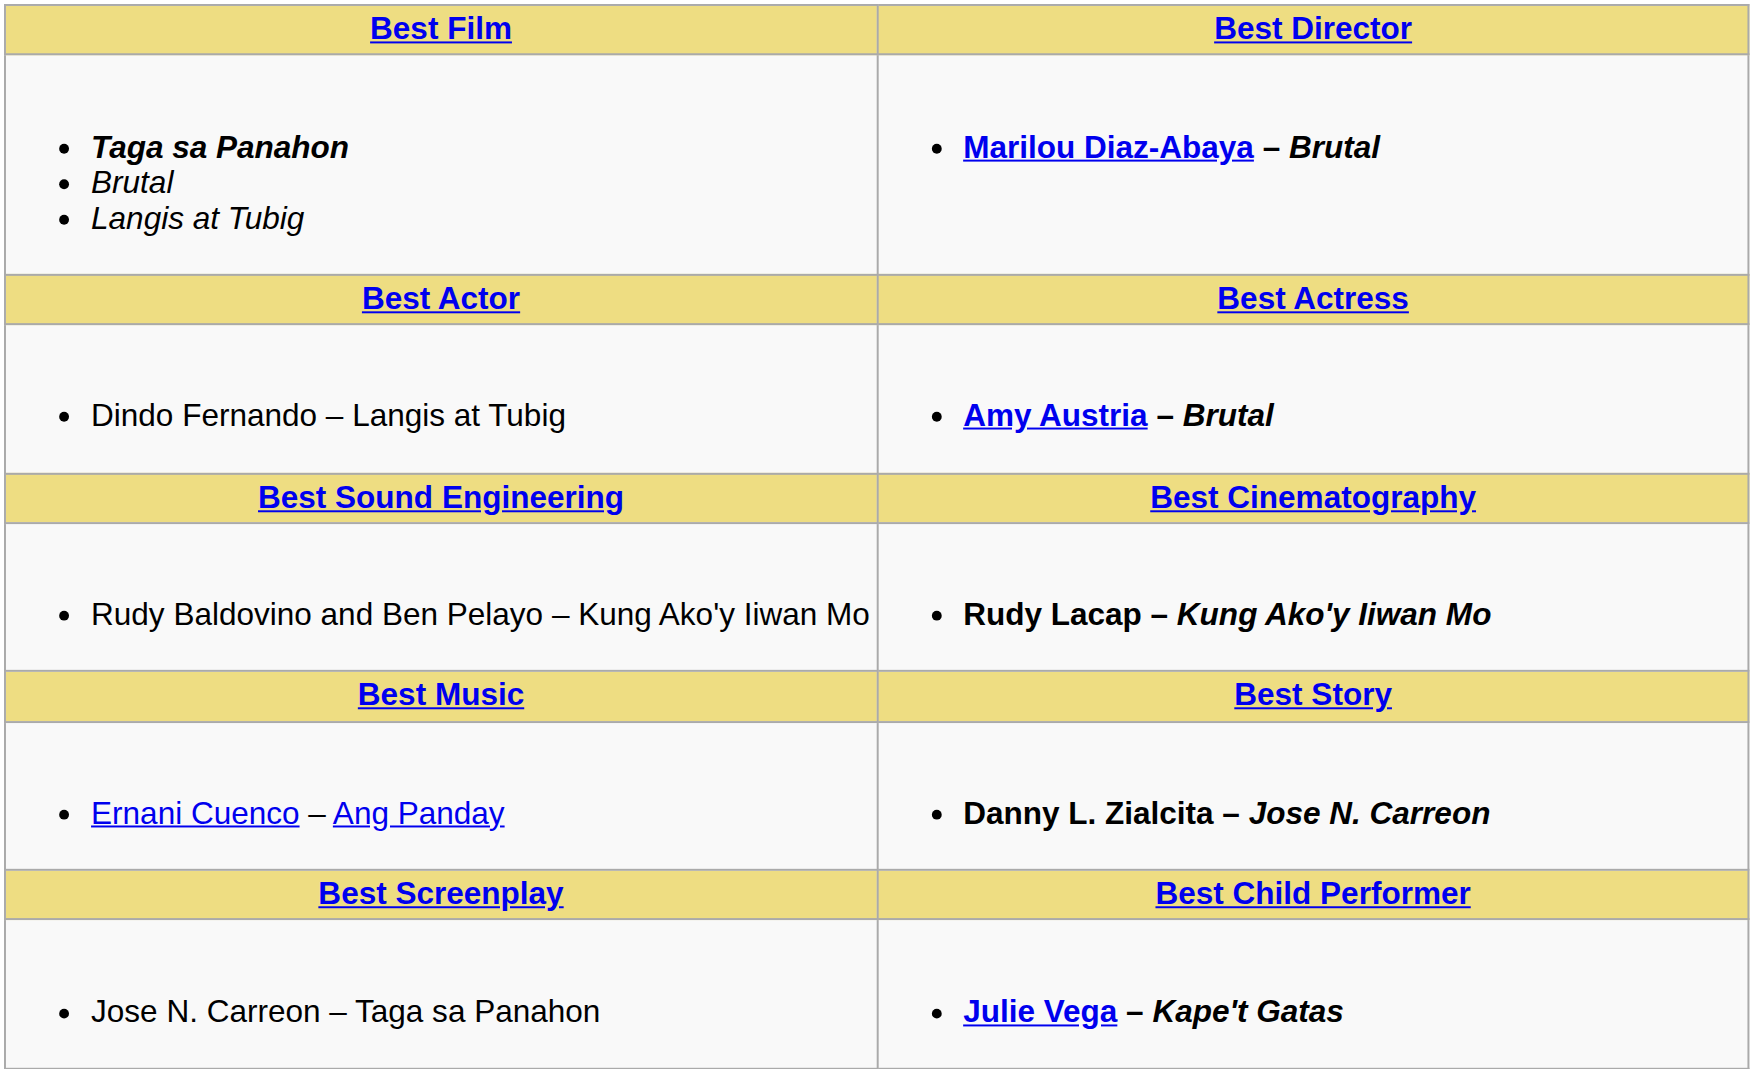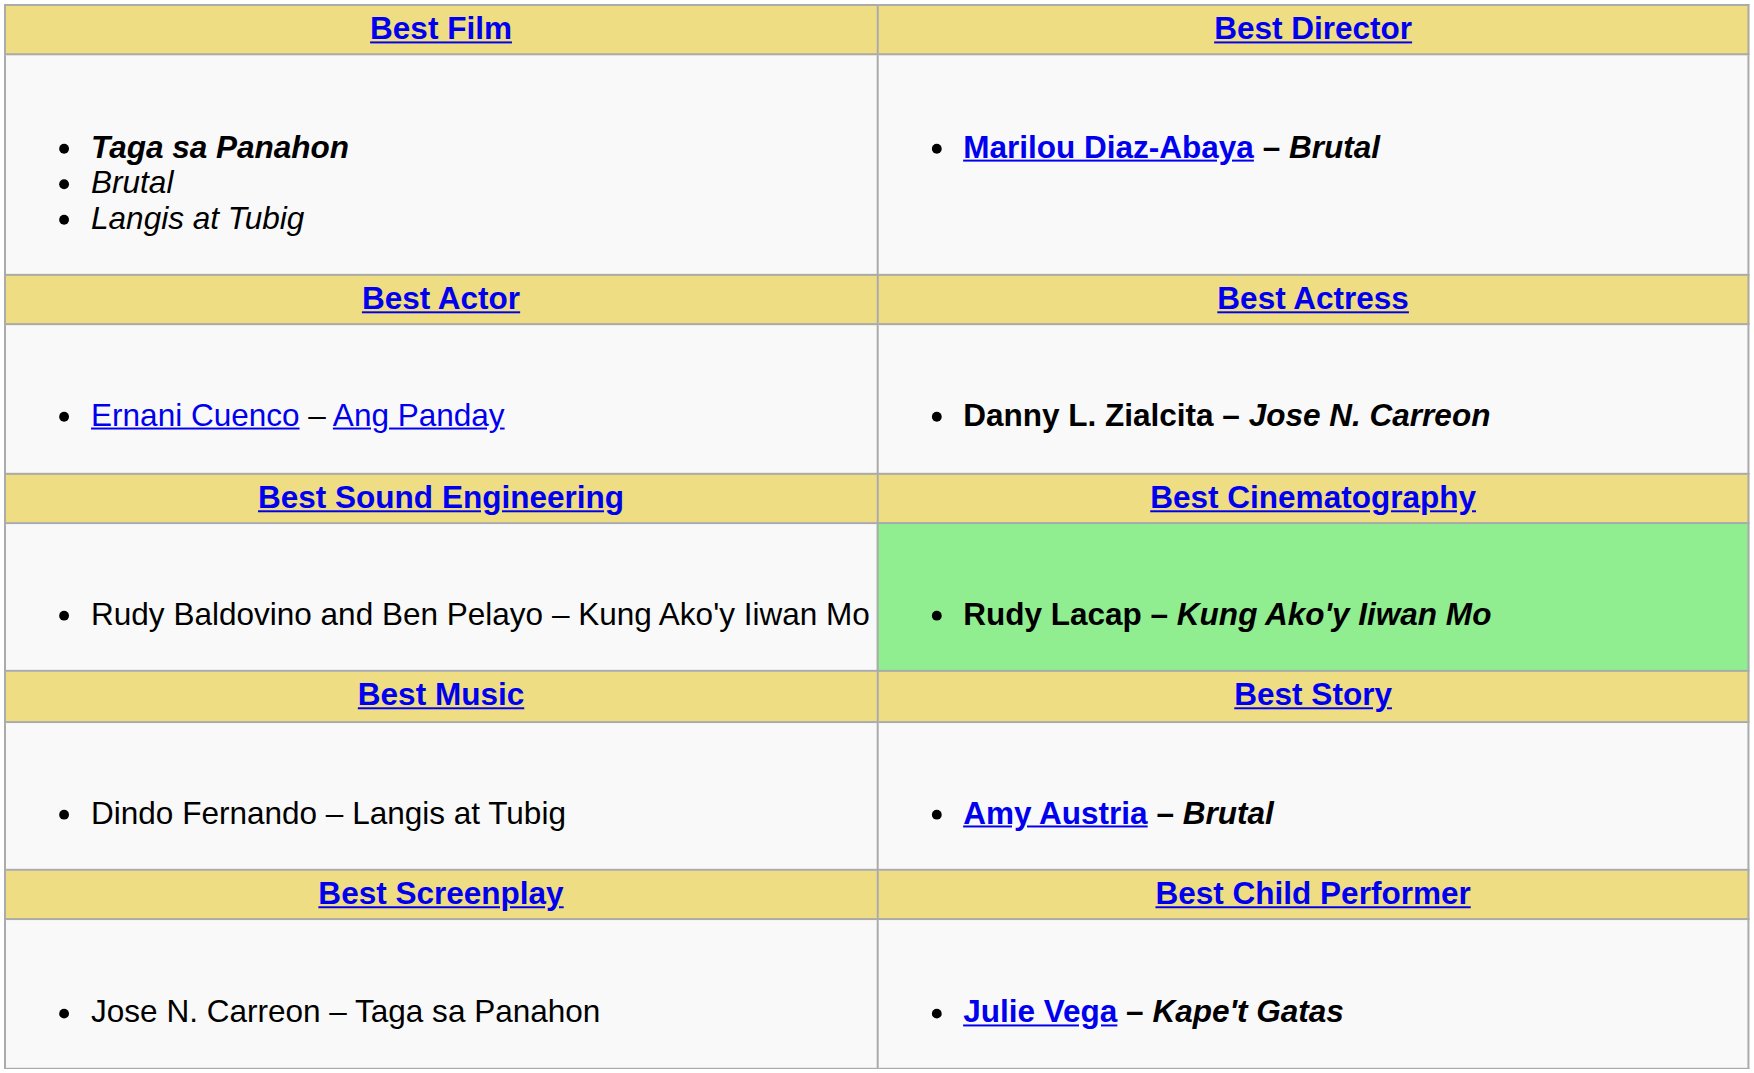rows swapped: (441, 416) <-> (441, 813)
(1313, 615) no background -> (1313, 615) lightgreen background
